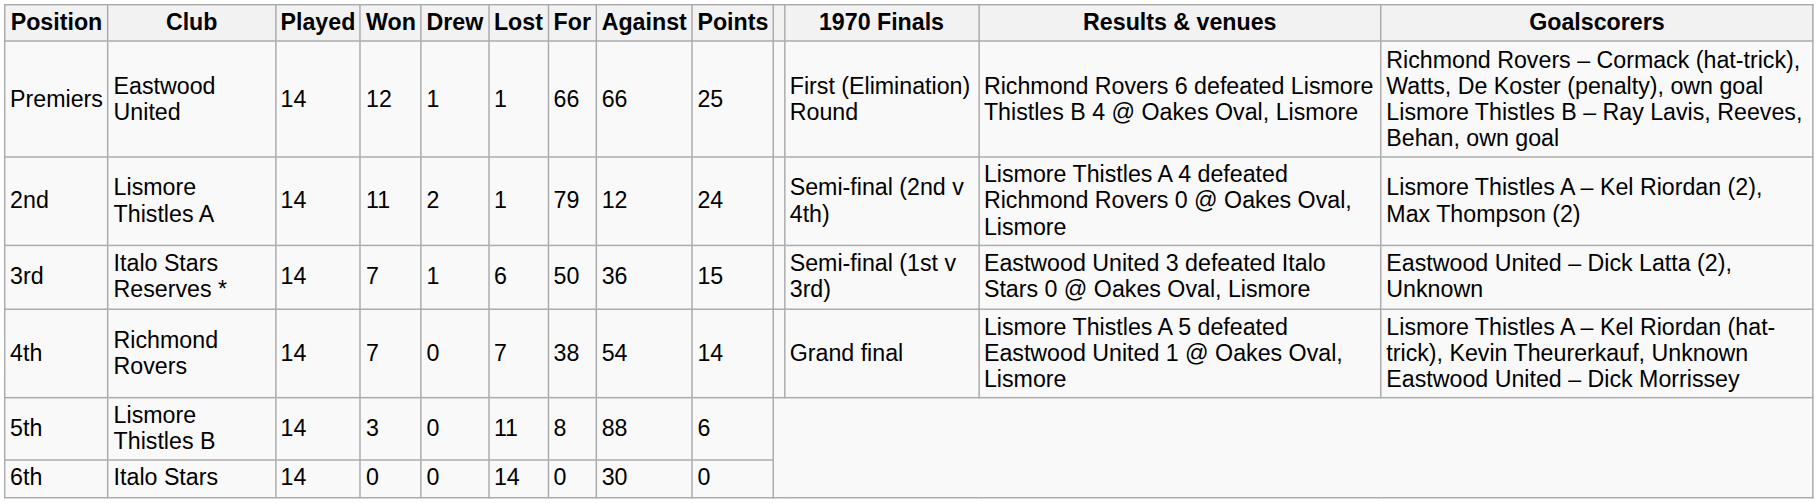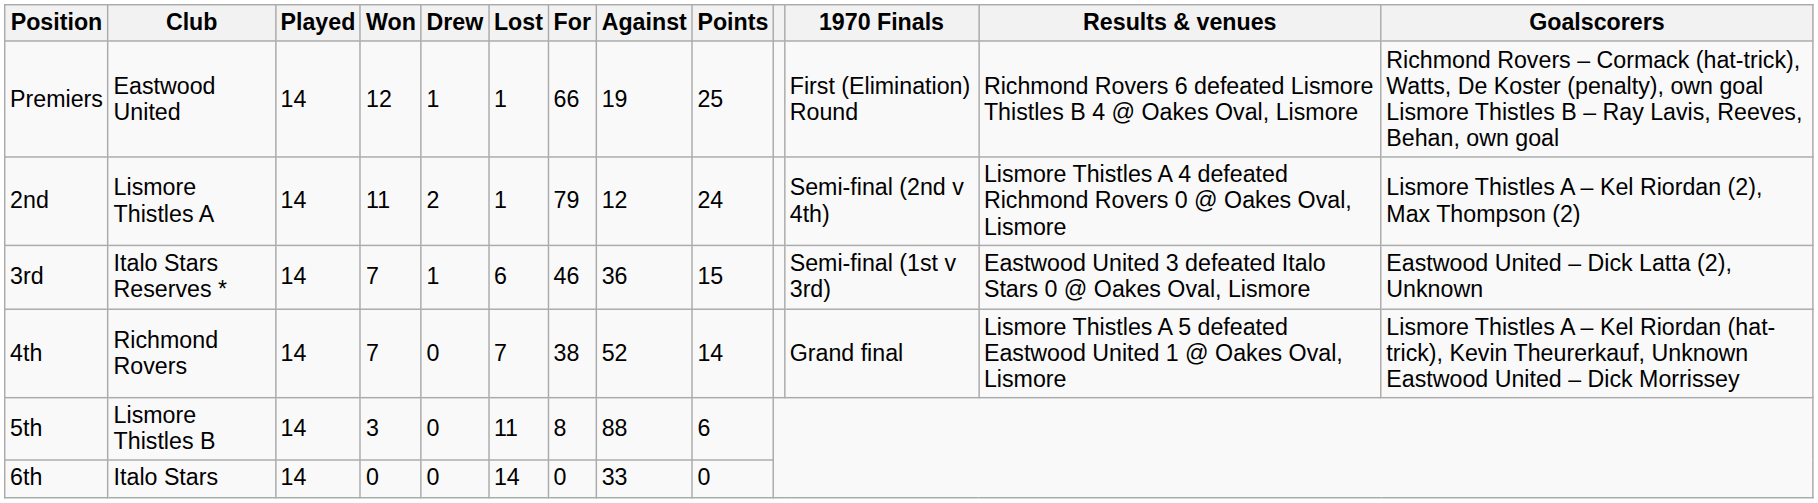(615, 98) 66 -> (615, 98) 19
(567, 276) 50 -> (567, 276) 46
(615, 352) 54 -> (615, 352) 52
(615, 478) 30 -> (615, 478) 33
